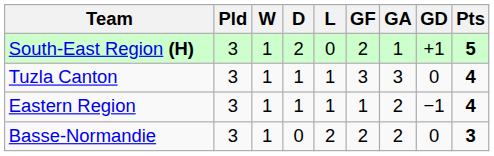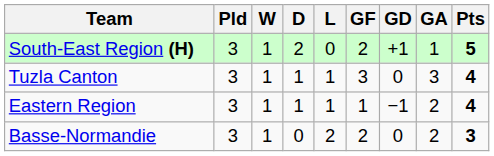columns swapped: (398, 19) <-> (434, 19)
